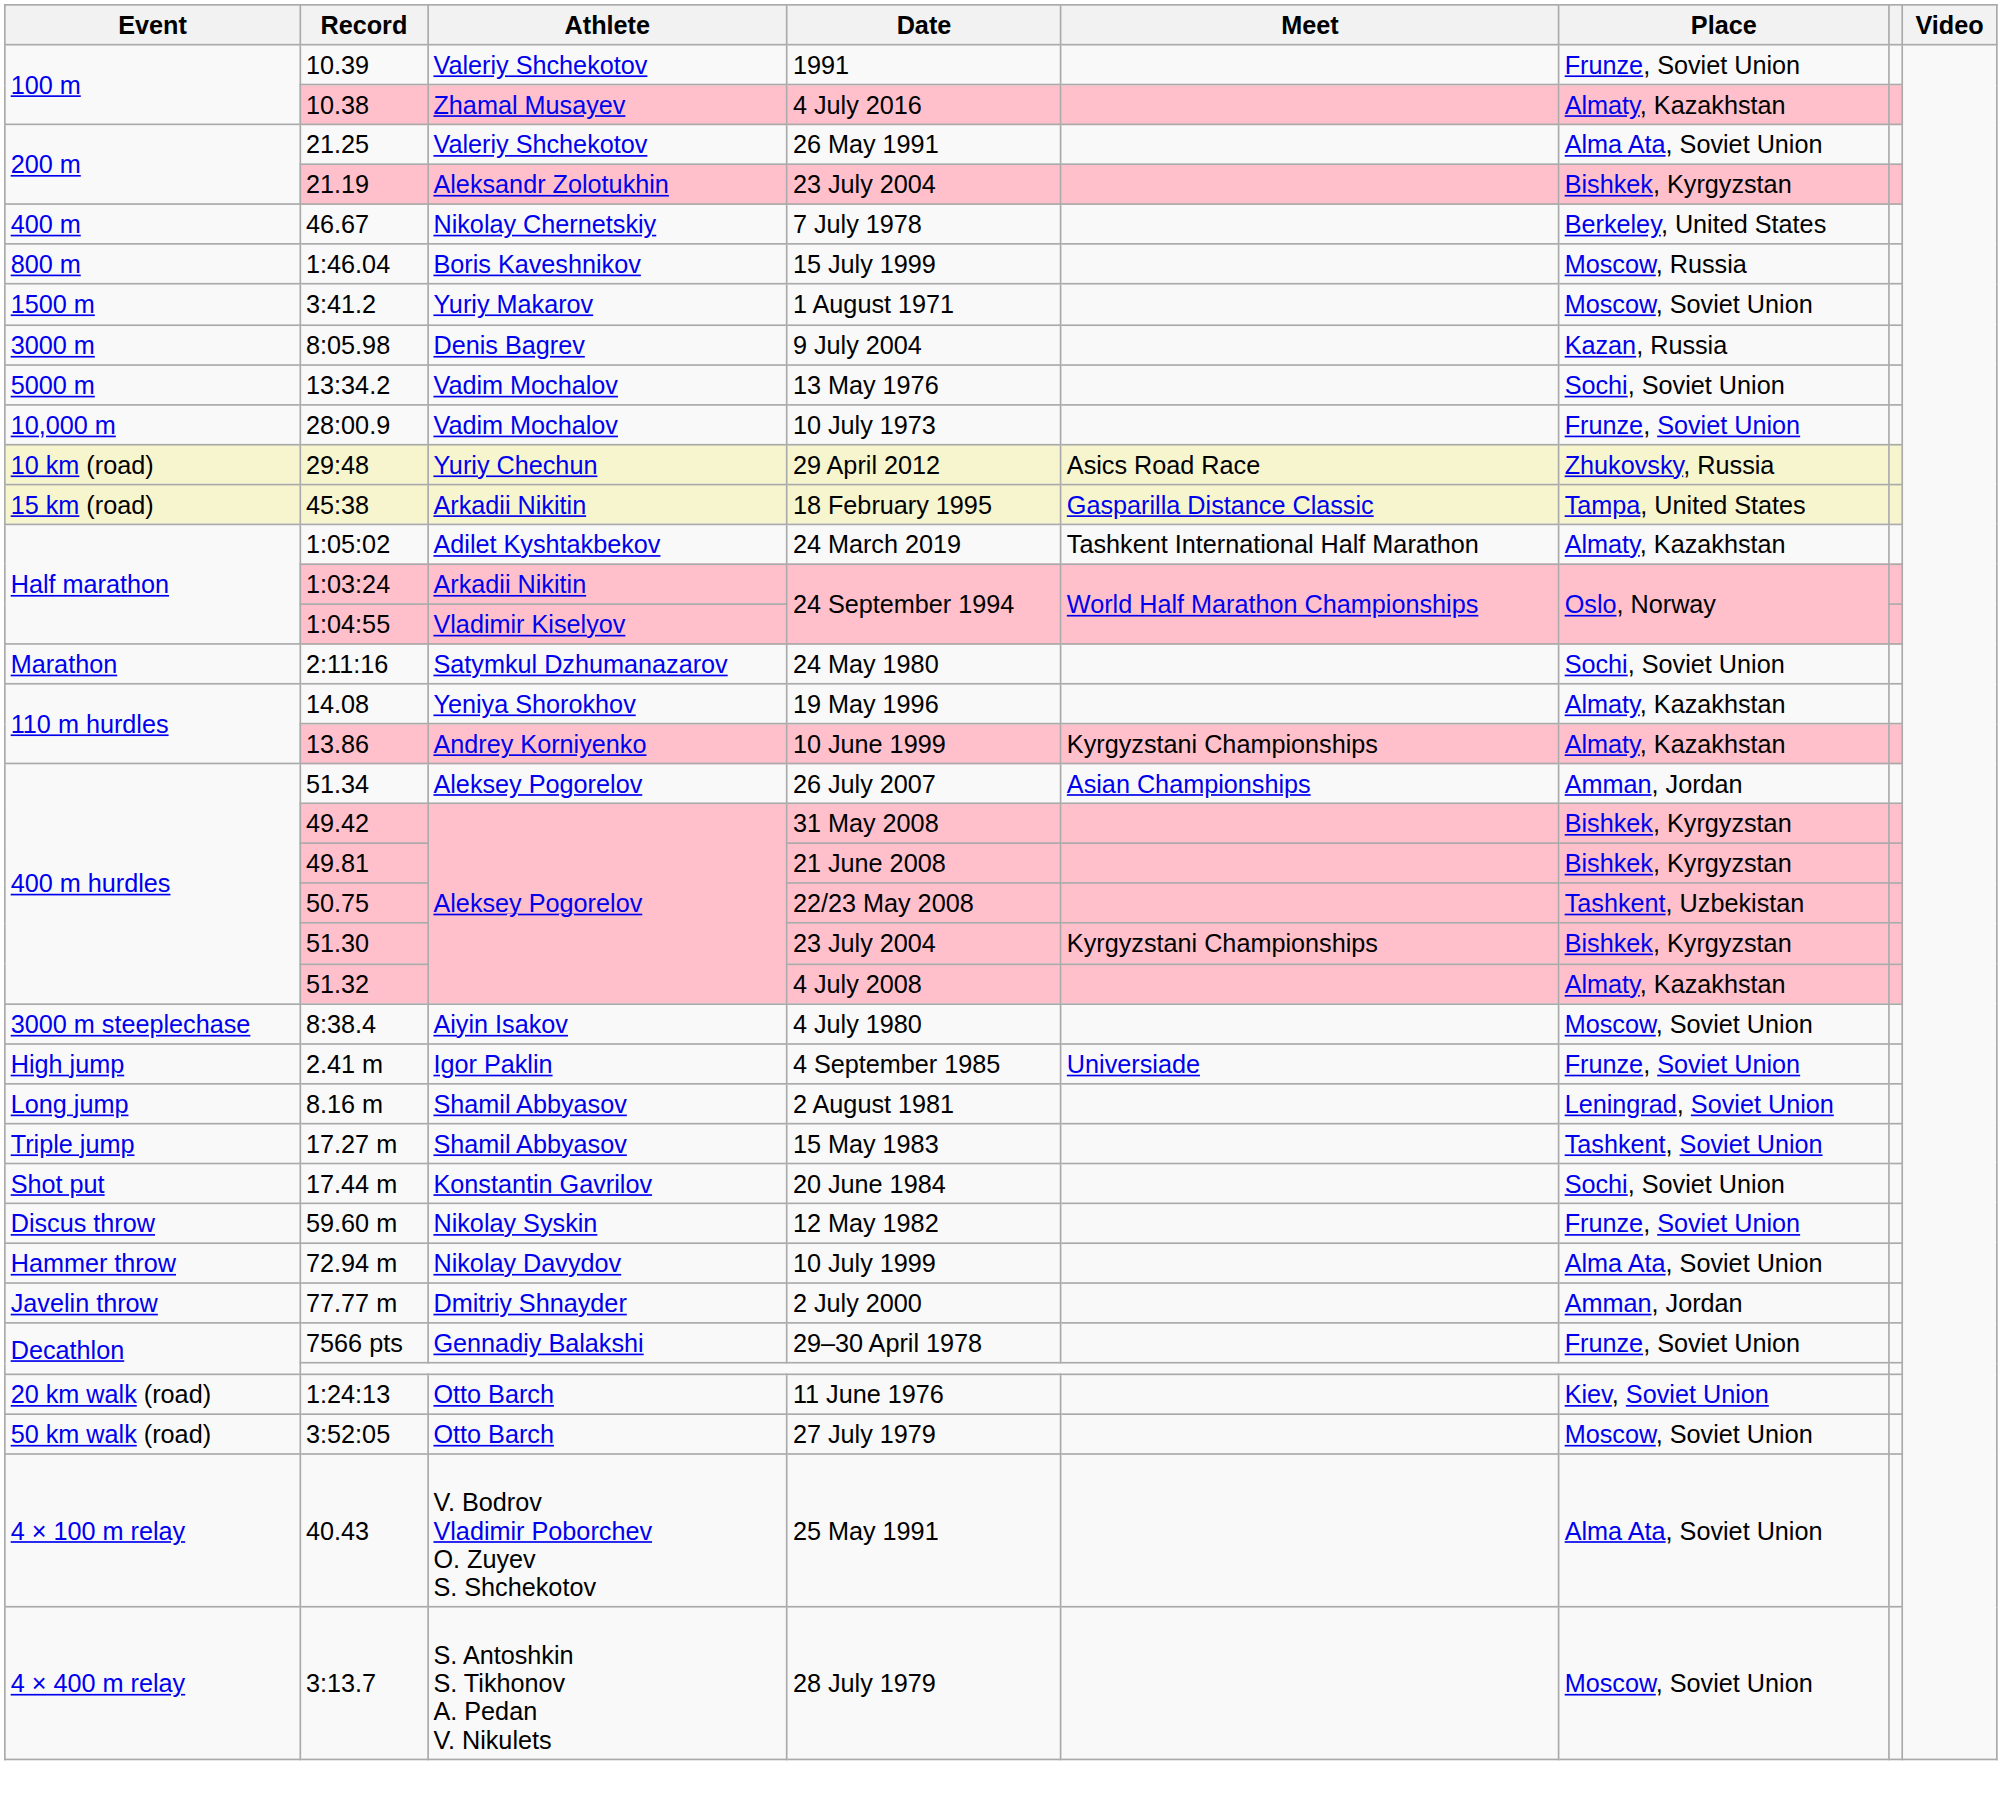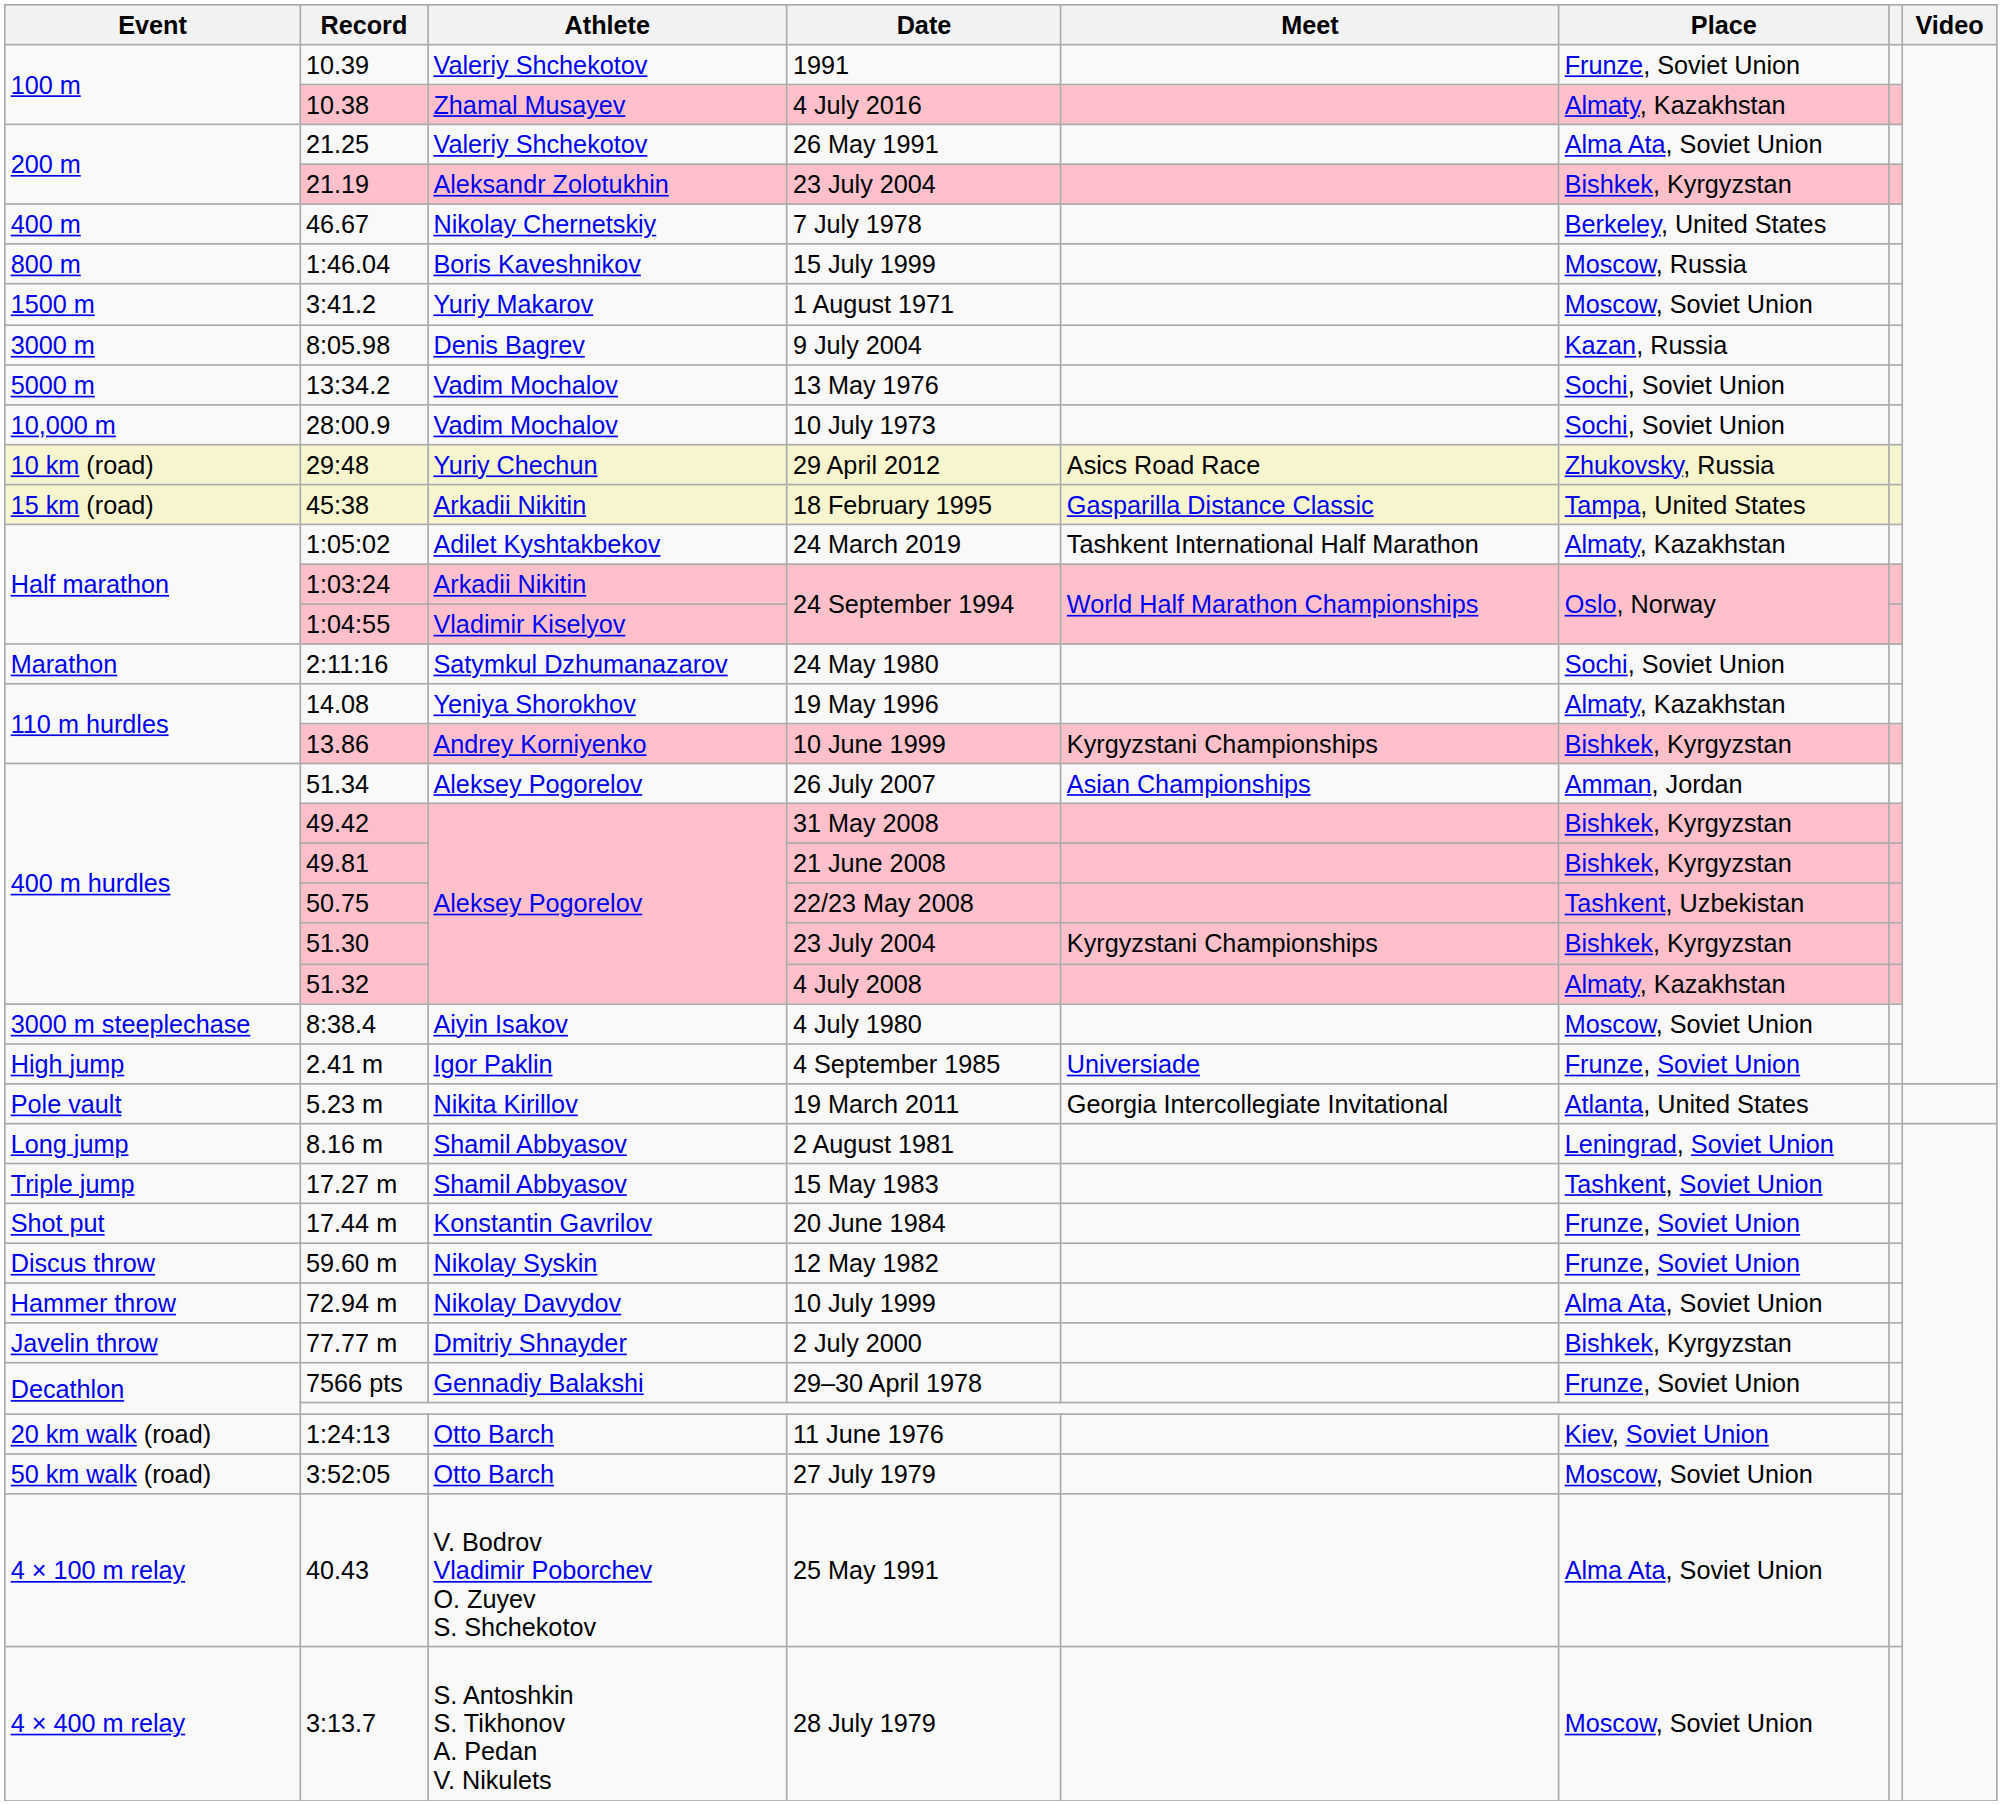(1682, 424) Frunze, Soviet Union -> (1675, 424) Sochi, Soviet Union
(1675, 744) Almaty, Kazakhstan -> (1678, 744) Bishkek, Kyrgyzstan
+ row: (345, 1103)
(1675, 1183) Sochi, Soviet Union -> (1682, 1223) Frunze, Soviet Union
(1654, 1303) Amman, Jordan -> (1678, 1343) Bishkek, Kyrgyzstan
